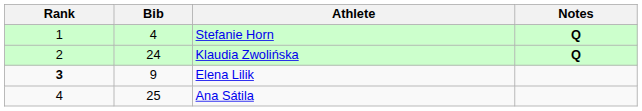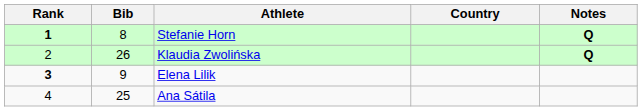+ column: (475, 14)
(59, 34) normal -> (48, 34) bold
(153, 34) 4 -> (123, 34) 8
(153, 55) 24 -> (123, 55) 26
